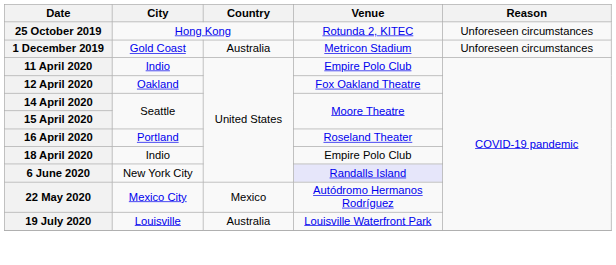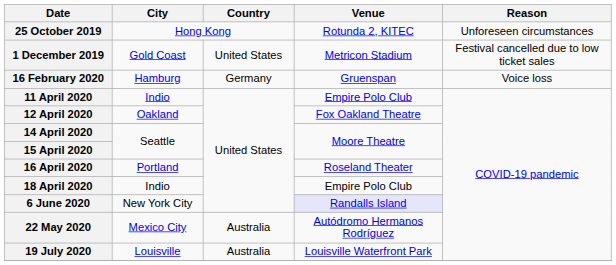(248, 48) Australia -> (248, 55) United States
(527, 48) Unforeseen circumstances -> (527, 55) Festival cancelled due to low ticket sales
+ row: (58, 79)
(248, 197) Mexico -> (248, 227) Australia
